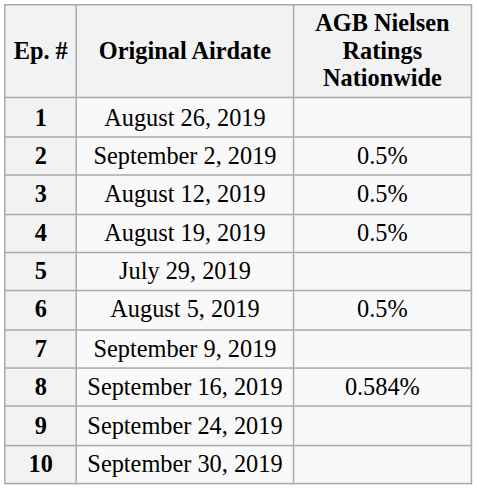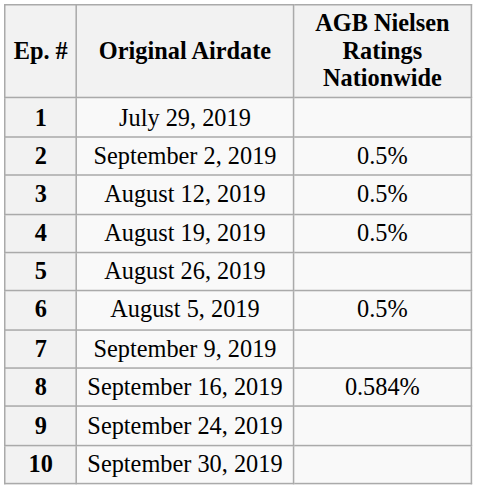(185, 117) August 26, 2019 -> (185, 117) July 29, 2019
(185, 271) July 29, 2019 -> (185, 271) August 26, 2019
